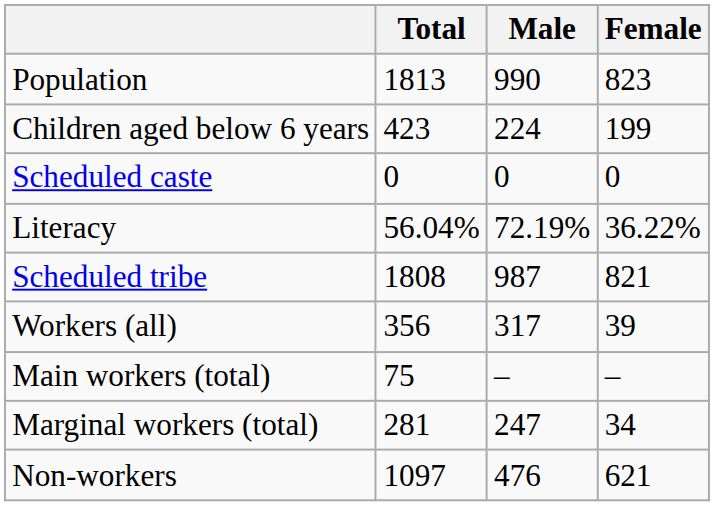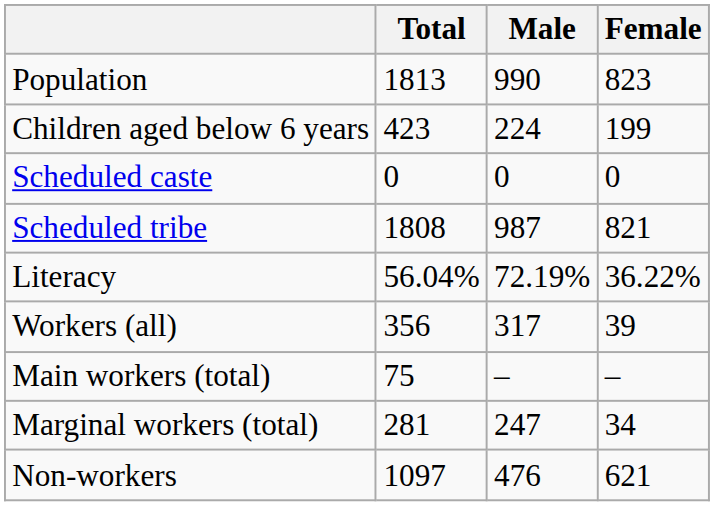rows swapped: (110, 276) <-> (64, 227)
